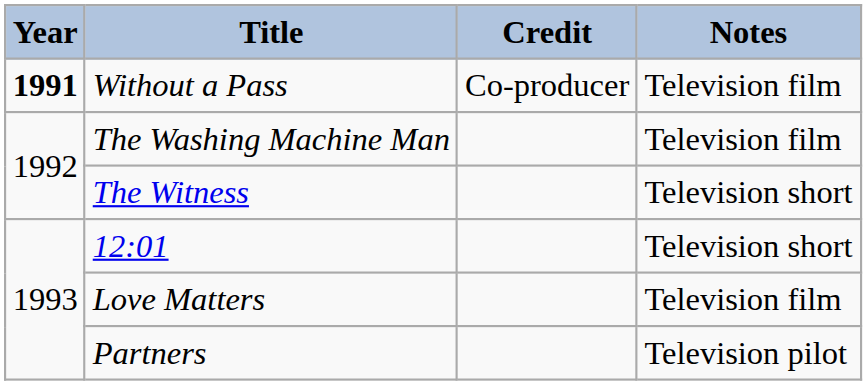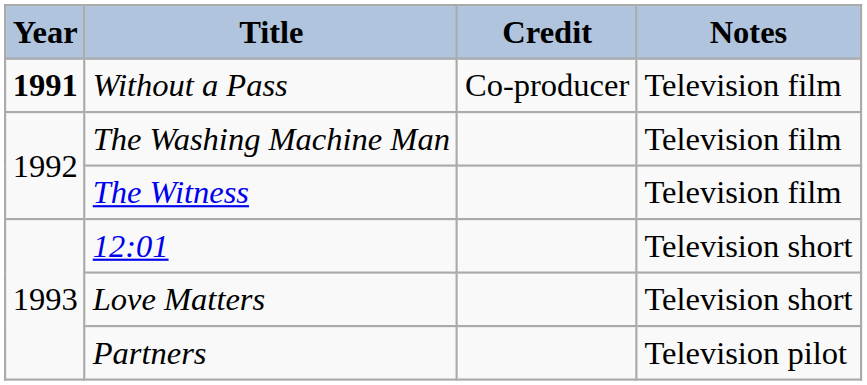(748, 192) Television short -> (743, 192) Television film
(743, 299) Television film -> (748, 299) Television short
